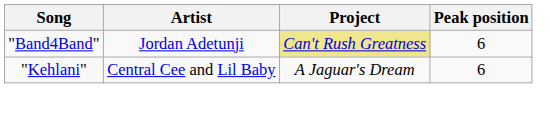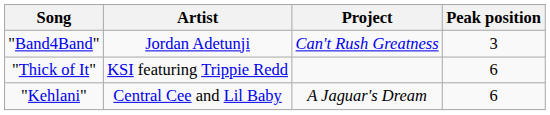(355, 43) khaki background -> (367, 43) no background
(481, 43) 6 -> (494, 43) 3
+ row: (54, 69)
